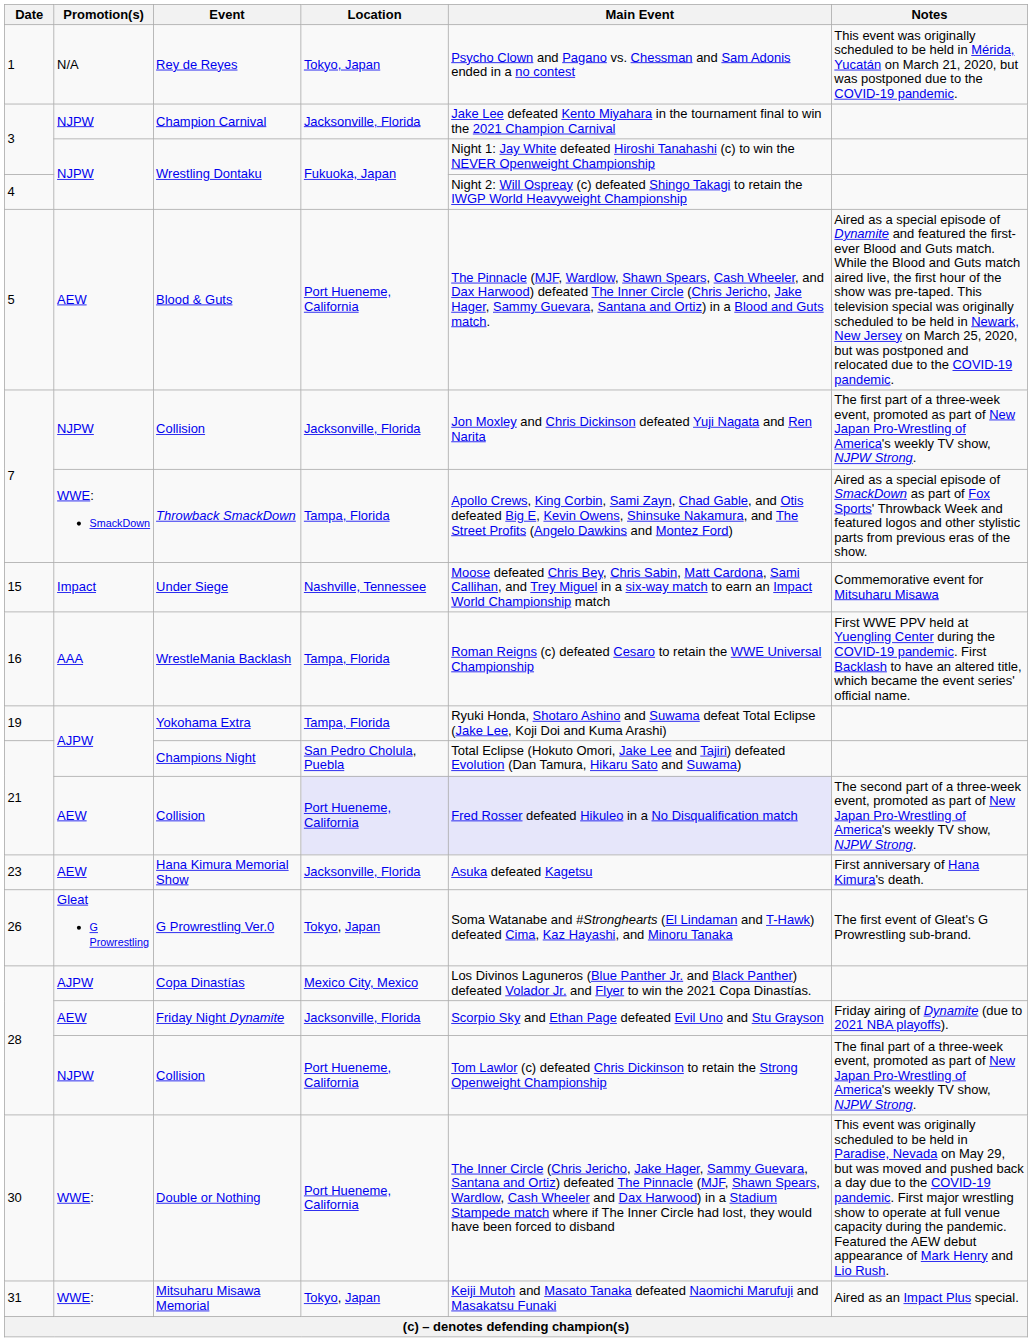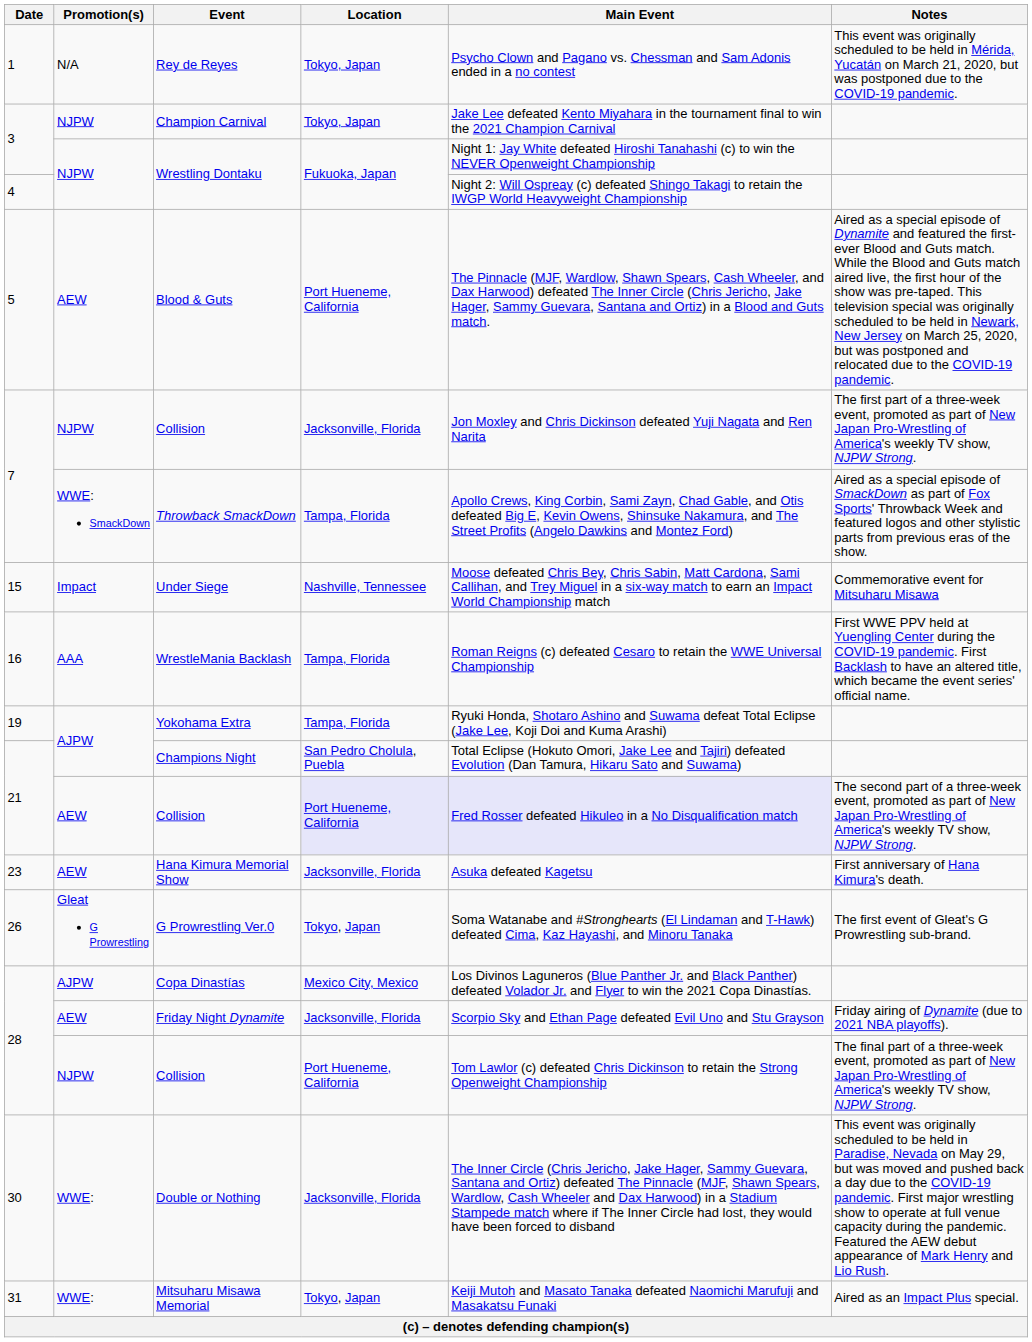(362, 121) Jacksonville, Florida -> (342, 121) Tokyo, Japan
(347, 1197) Port Hueneme, California -> (362, 1197) Jacksonville, Florida
